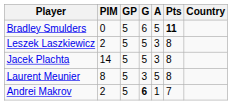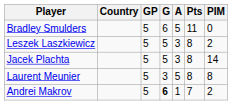columns swapped: (206, 12) <-> (109, 12)
(171, 28) bold -> (192, 28) normal
